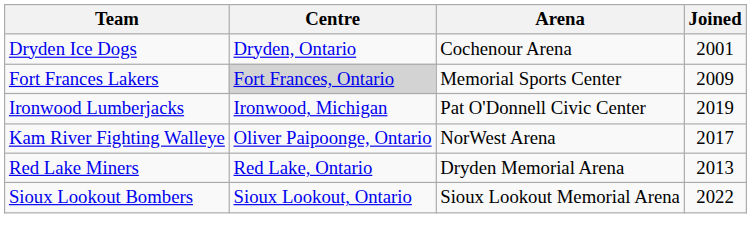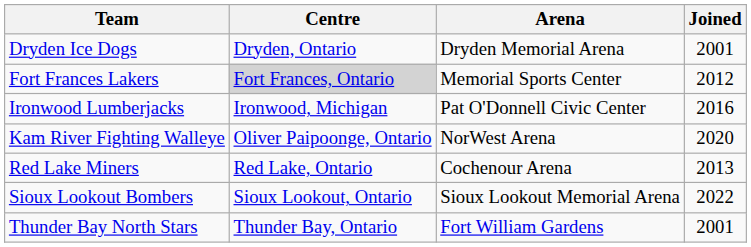(506, 49) Cochenour Arena -> (532, 49) Dryden Memorial Arena
(715, 78) 2009 -> (715, 78) 2012
(715, 108) 2019 -> (715, 108) 2016
(715, 138) 2017 -> (715, 138) 2020
(532, 167) Dryden Memorial Arena -> (506, 167) Cochenour Arena
+ row: (103, 227)
